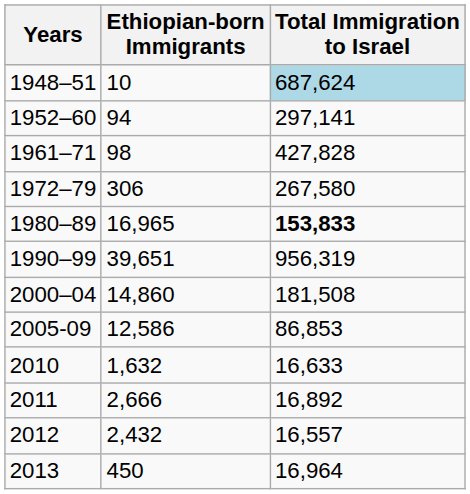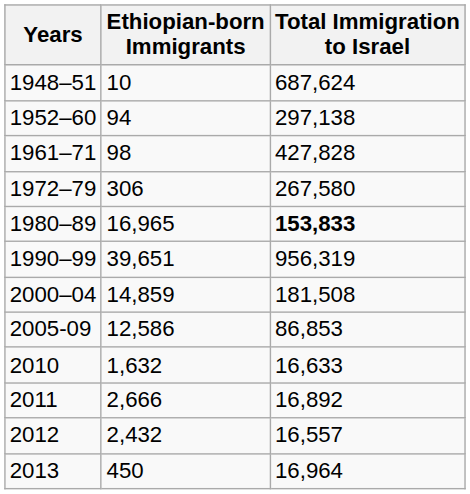(315, 82) lightblue background -> (315, 82) no background
(315, 117) 297,141 -> (315, 117) 297,138
(141, 294) 14,860 -> (141, 294) 14,859
